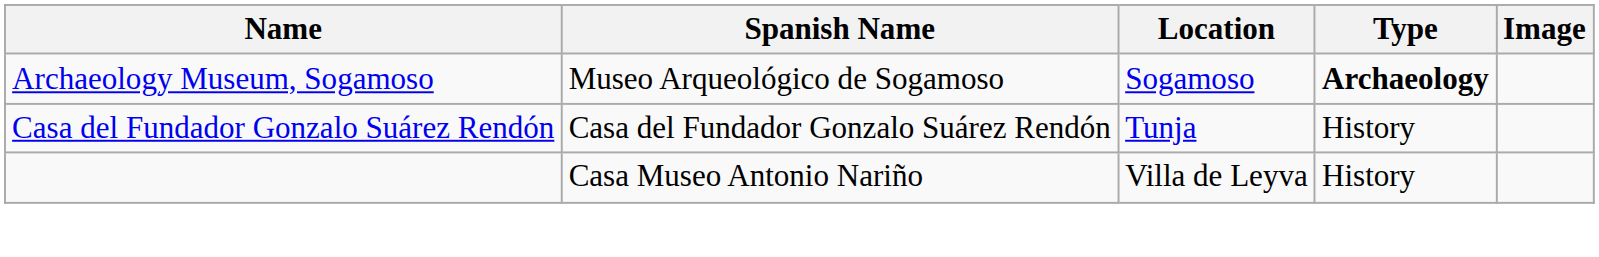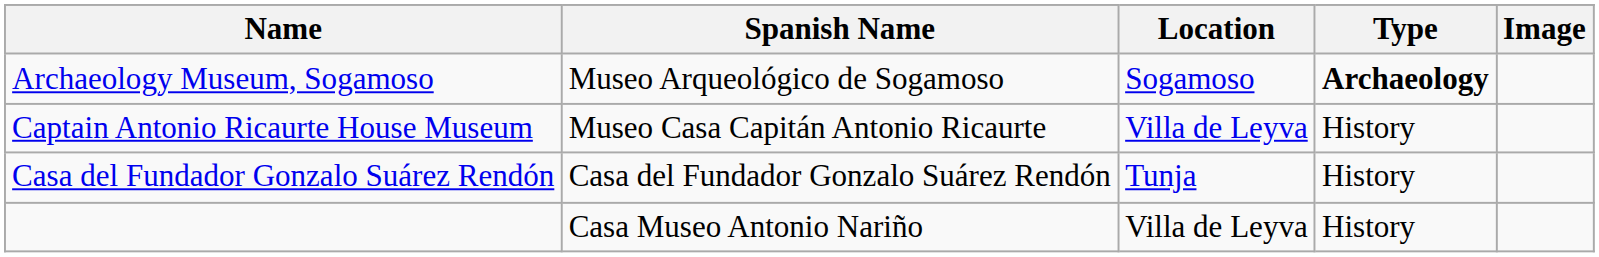+ row: (272, 127)
